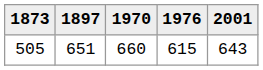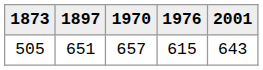(131, 50) 660 -> (131, 50) 657
